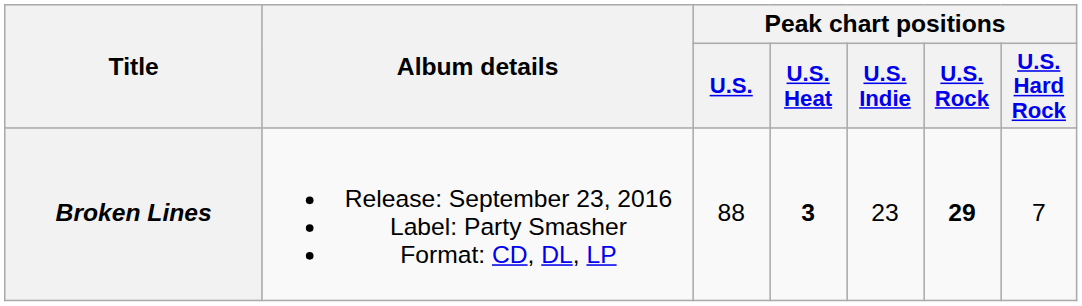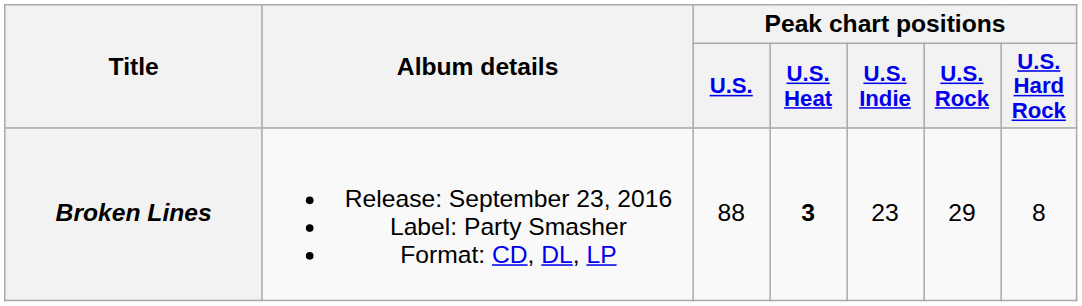(962, 213) bold -> (962, 213) normal
(1039, 213) 7 -> (1039, 213) 8
